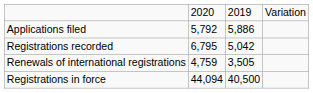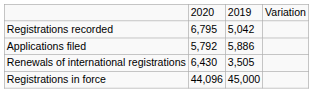rows swapped: (46, 29) <-> (60, 46)
(204, 63) 4,759 -> (204, 63) 6,430
(207, 79) 44,094 -> (207, 79) 44,096
(244, 79) 40,500 -> (244, 79) 45,000
